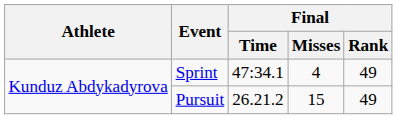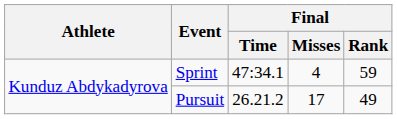(368, 72) 49 -> (368, 72) 59
(316, 99) 15 -> (316, 99) 17
